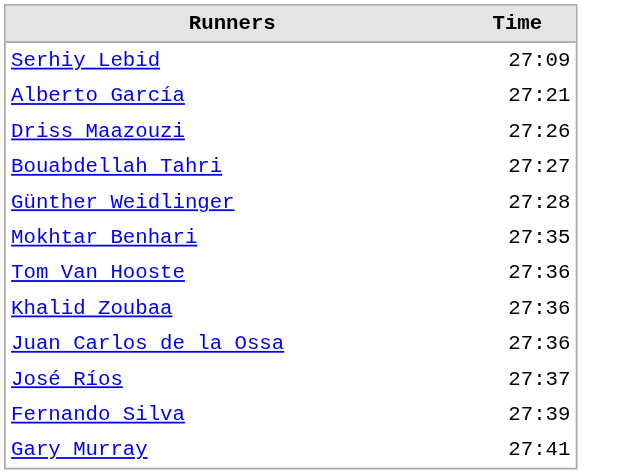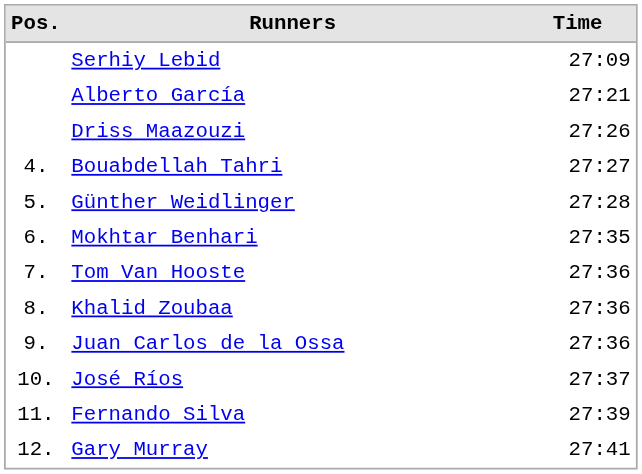+ column: (36, 23)
